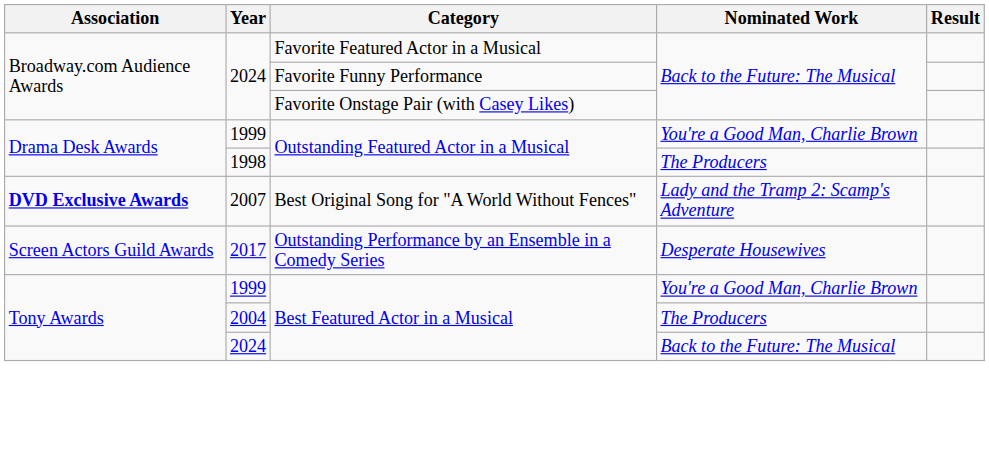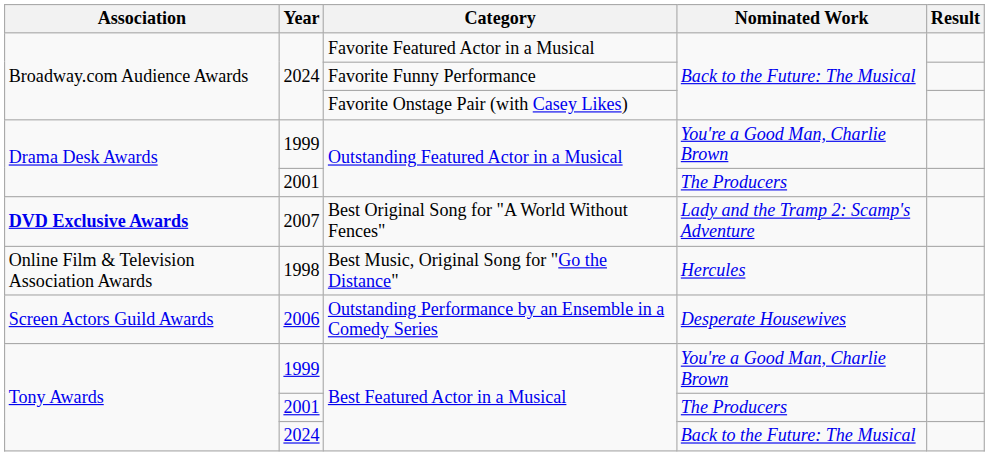(248, 162) 1998 -> (301, 182) 2001
+ row: (467, 270)
(248, 250) 2017 -> (301, 319) 2006
(248, 317) 2004 -> (301, 407) 2001
